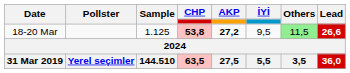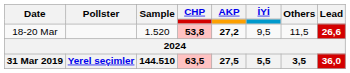(157, 31) 1.125 -> (157, 31) 1.520
(299, 31) lightgreen background -> (299, 31) no background
